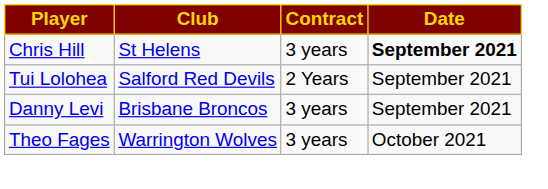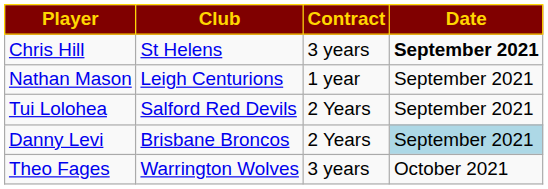+ row: (70, 79)
(316, 109) 3 years -> (339, 139) 2 Years
(442, 109) no background -> (464, 139) lightblue background
